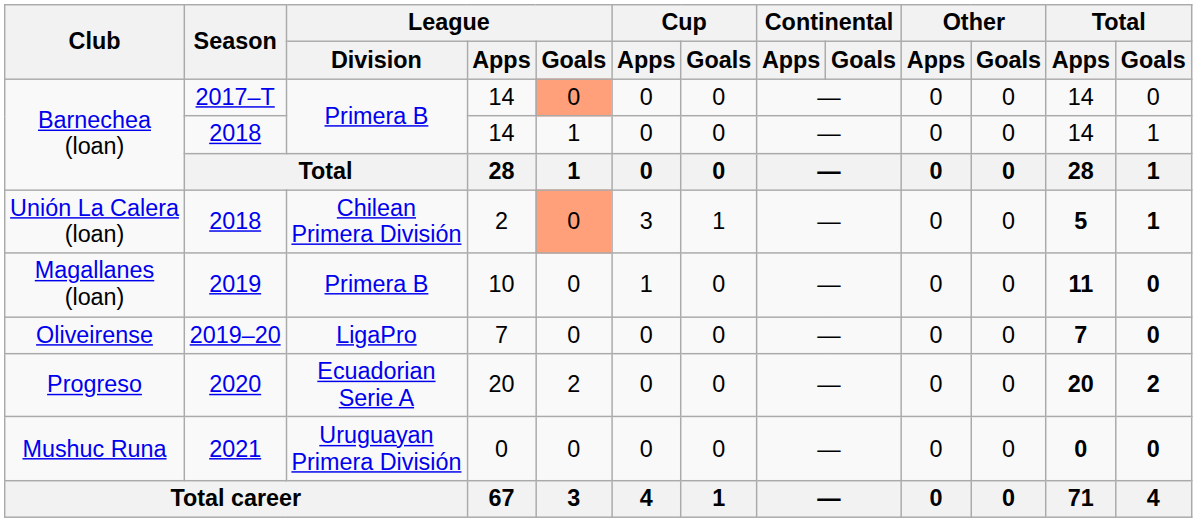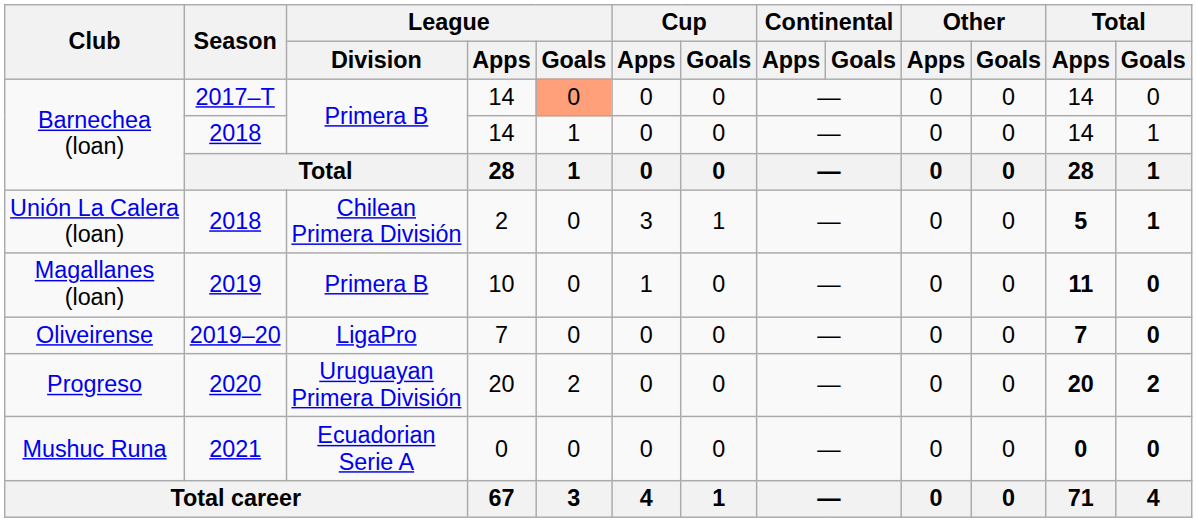(574, 221) lightsalmon background -> (574, 221) no background
(376, 385) Ecuadorian Serie A -> (376, 385) Uruguayan Primera División
(376, 448) Uruguayan Primera División -> (376, 448) Ecuadorian Serie A
